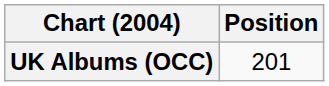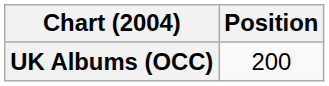(271, 61) 201 -> (271, 61) 200
